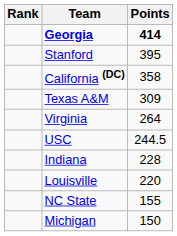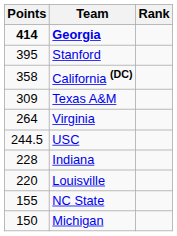columns swapped: (23, 14) <-> (150, 14)
